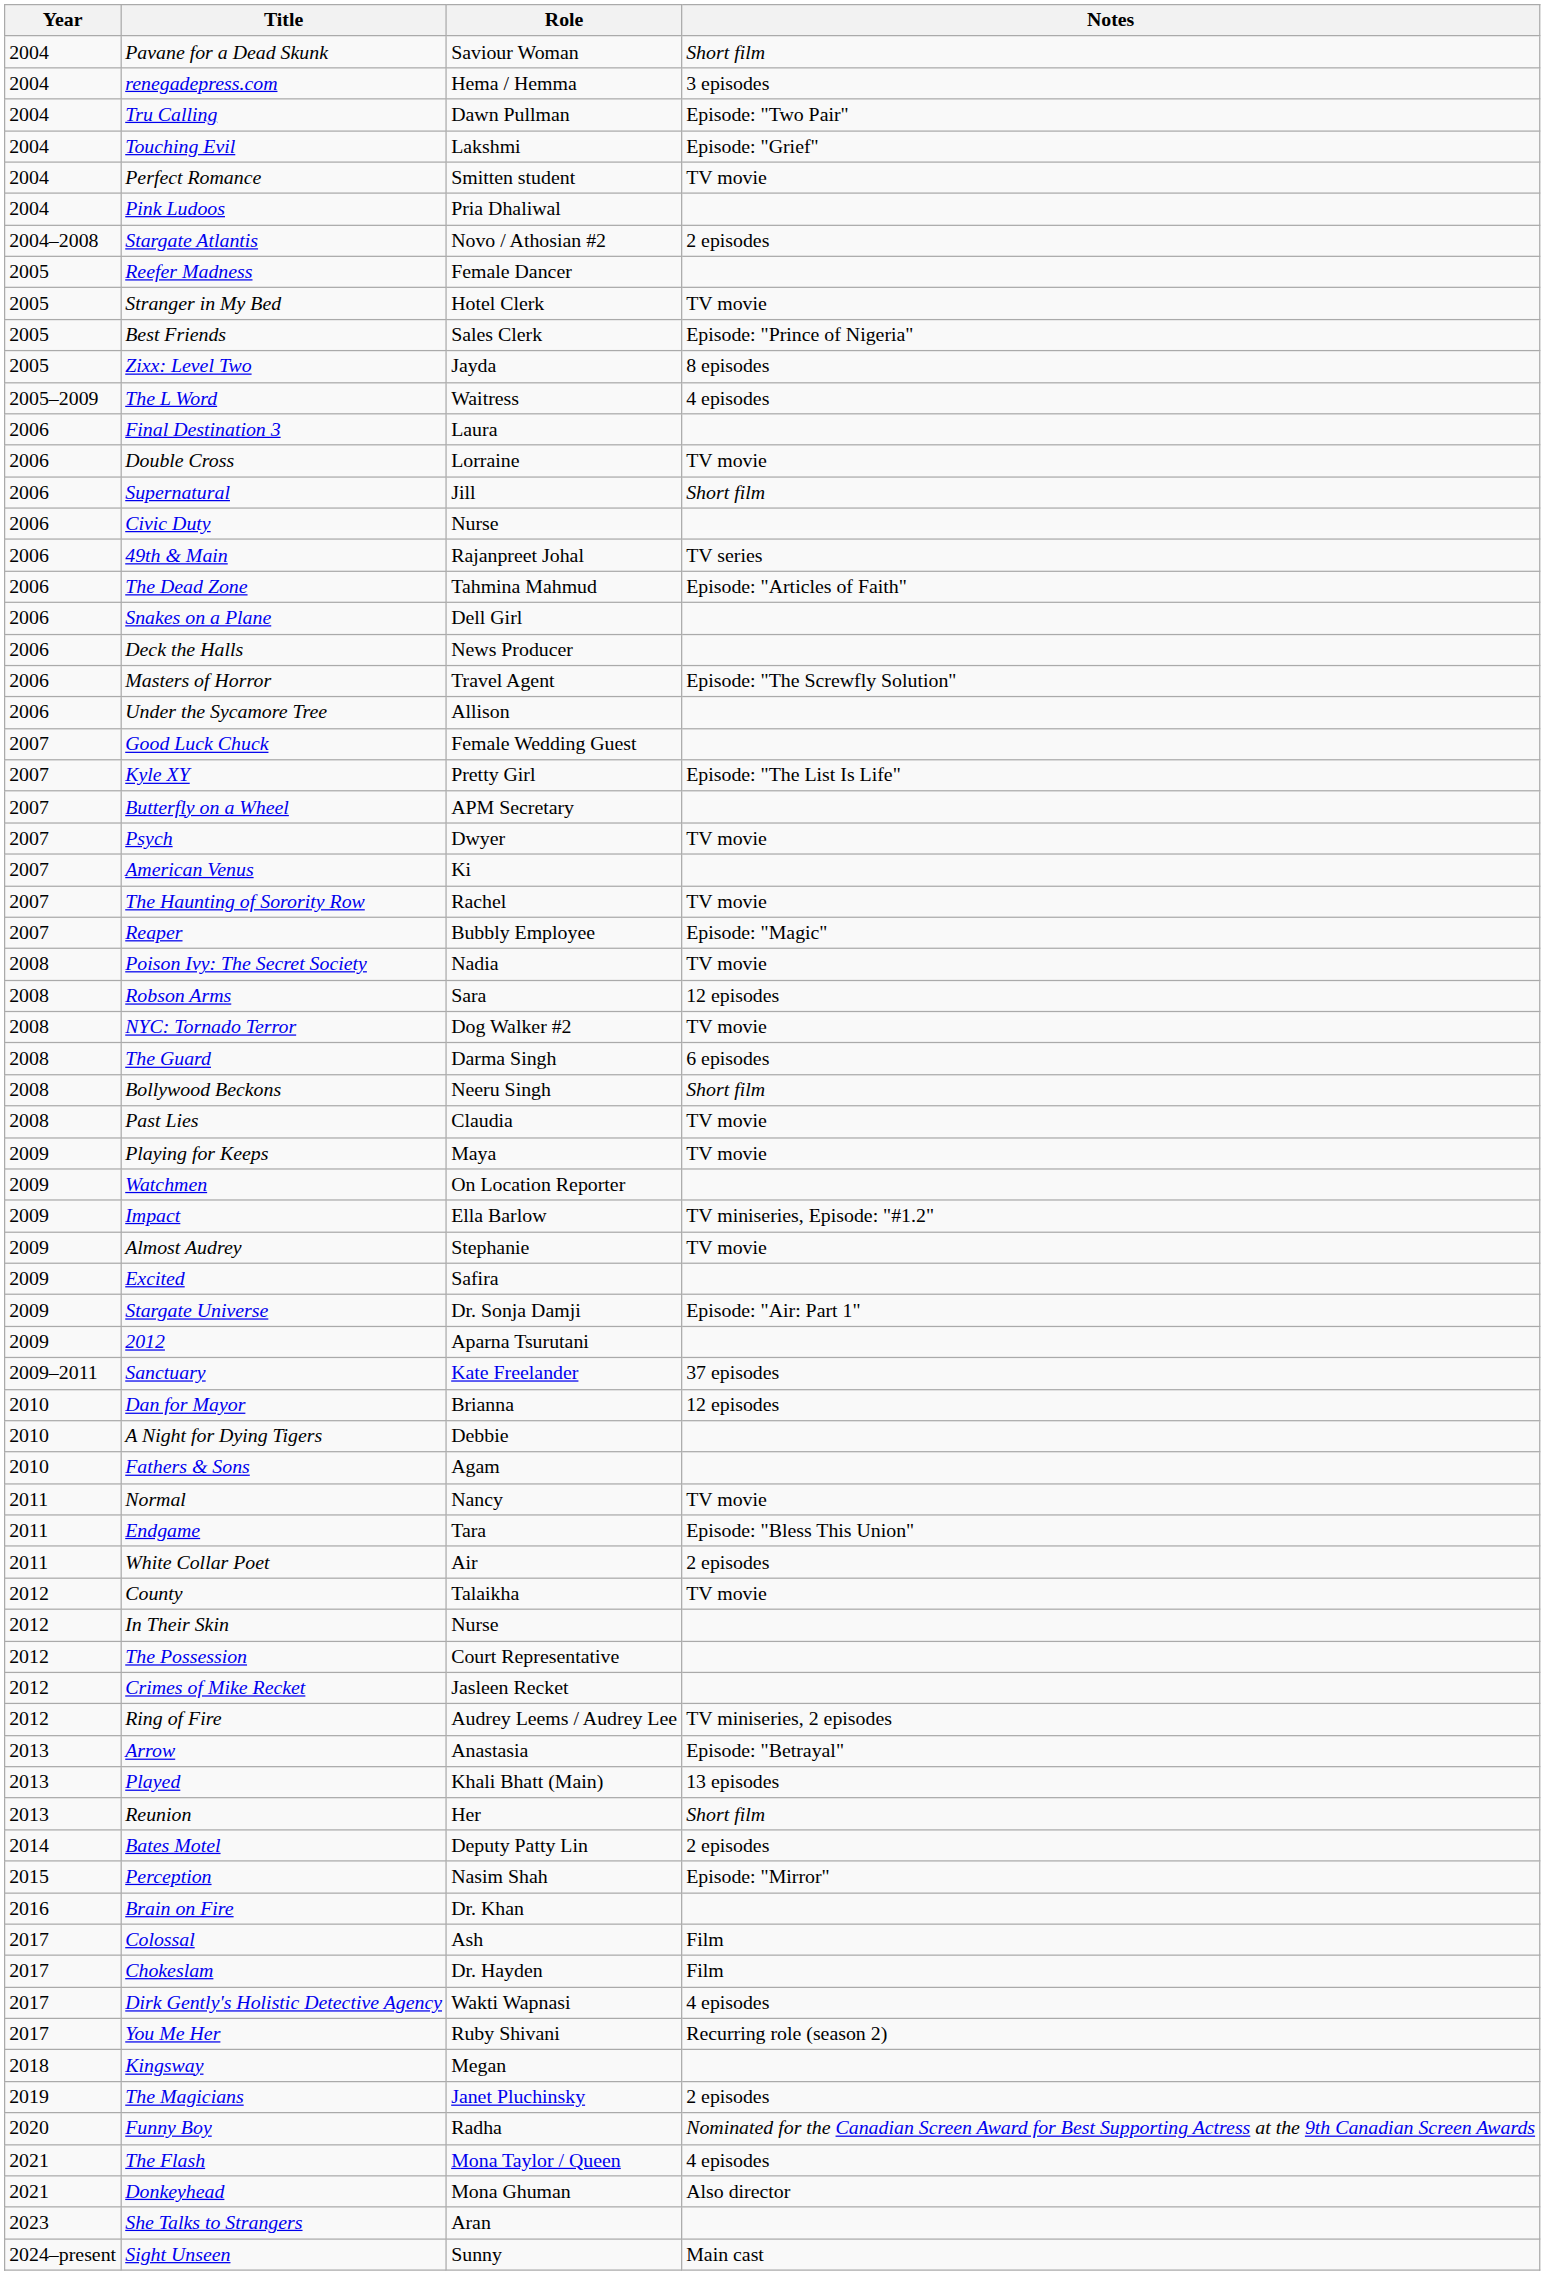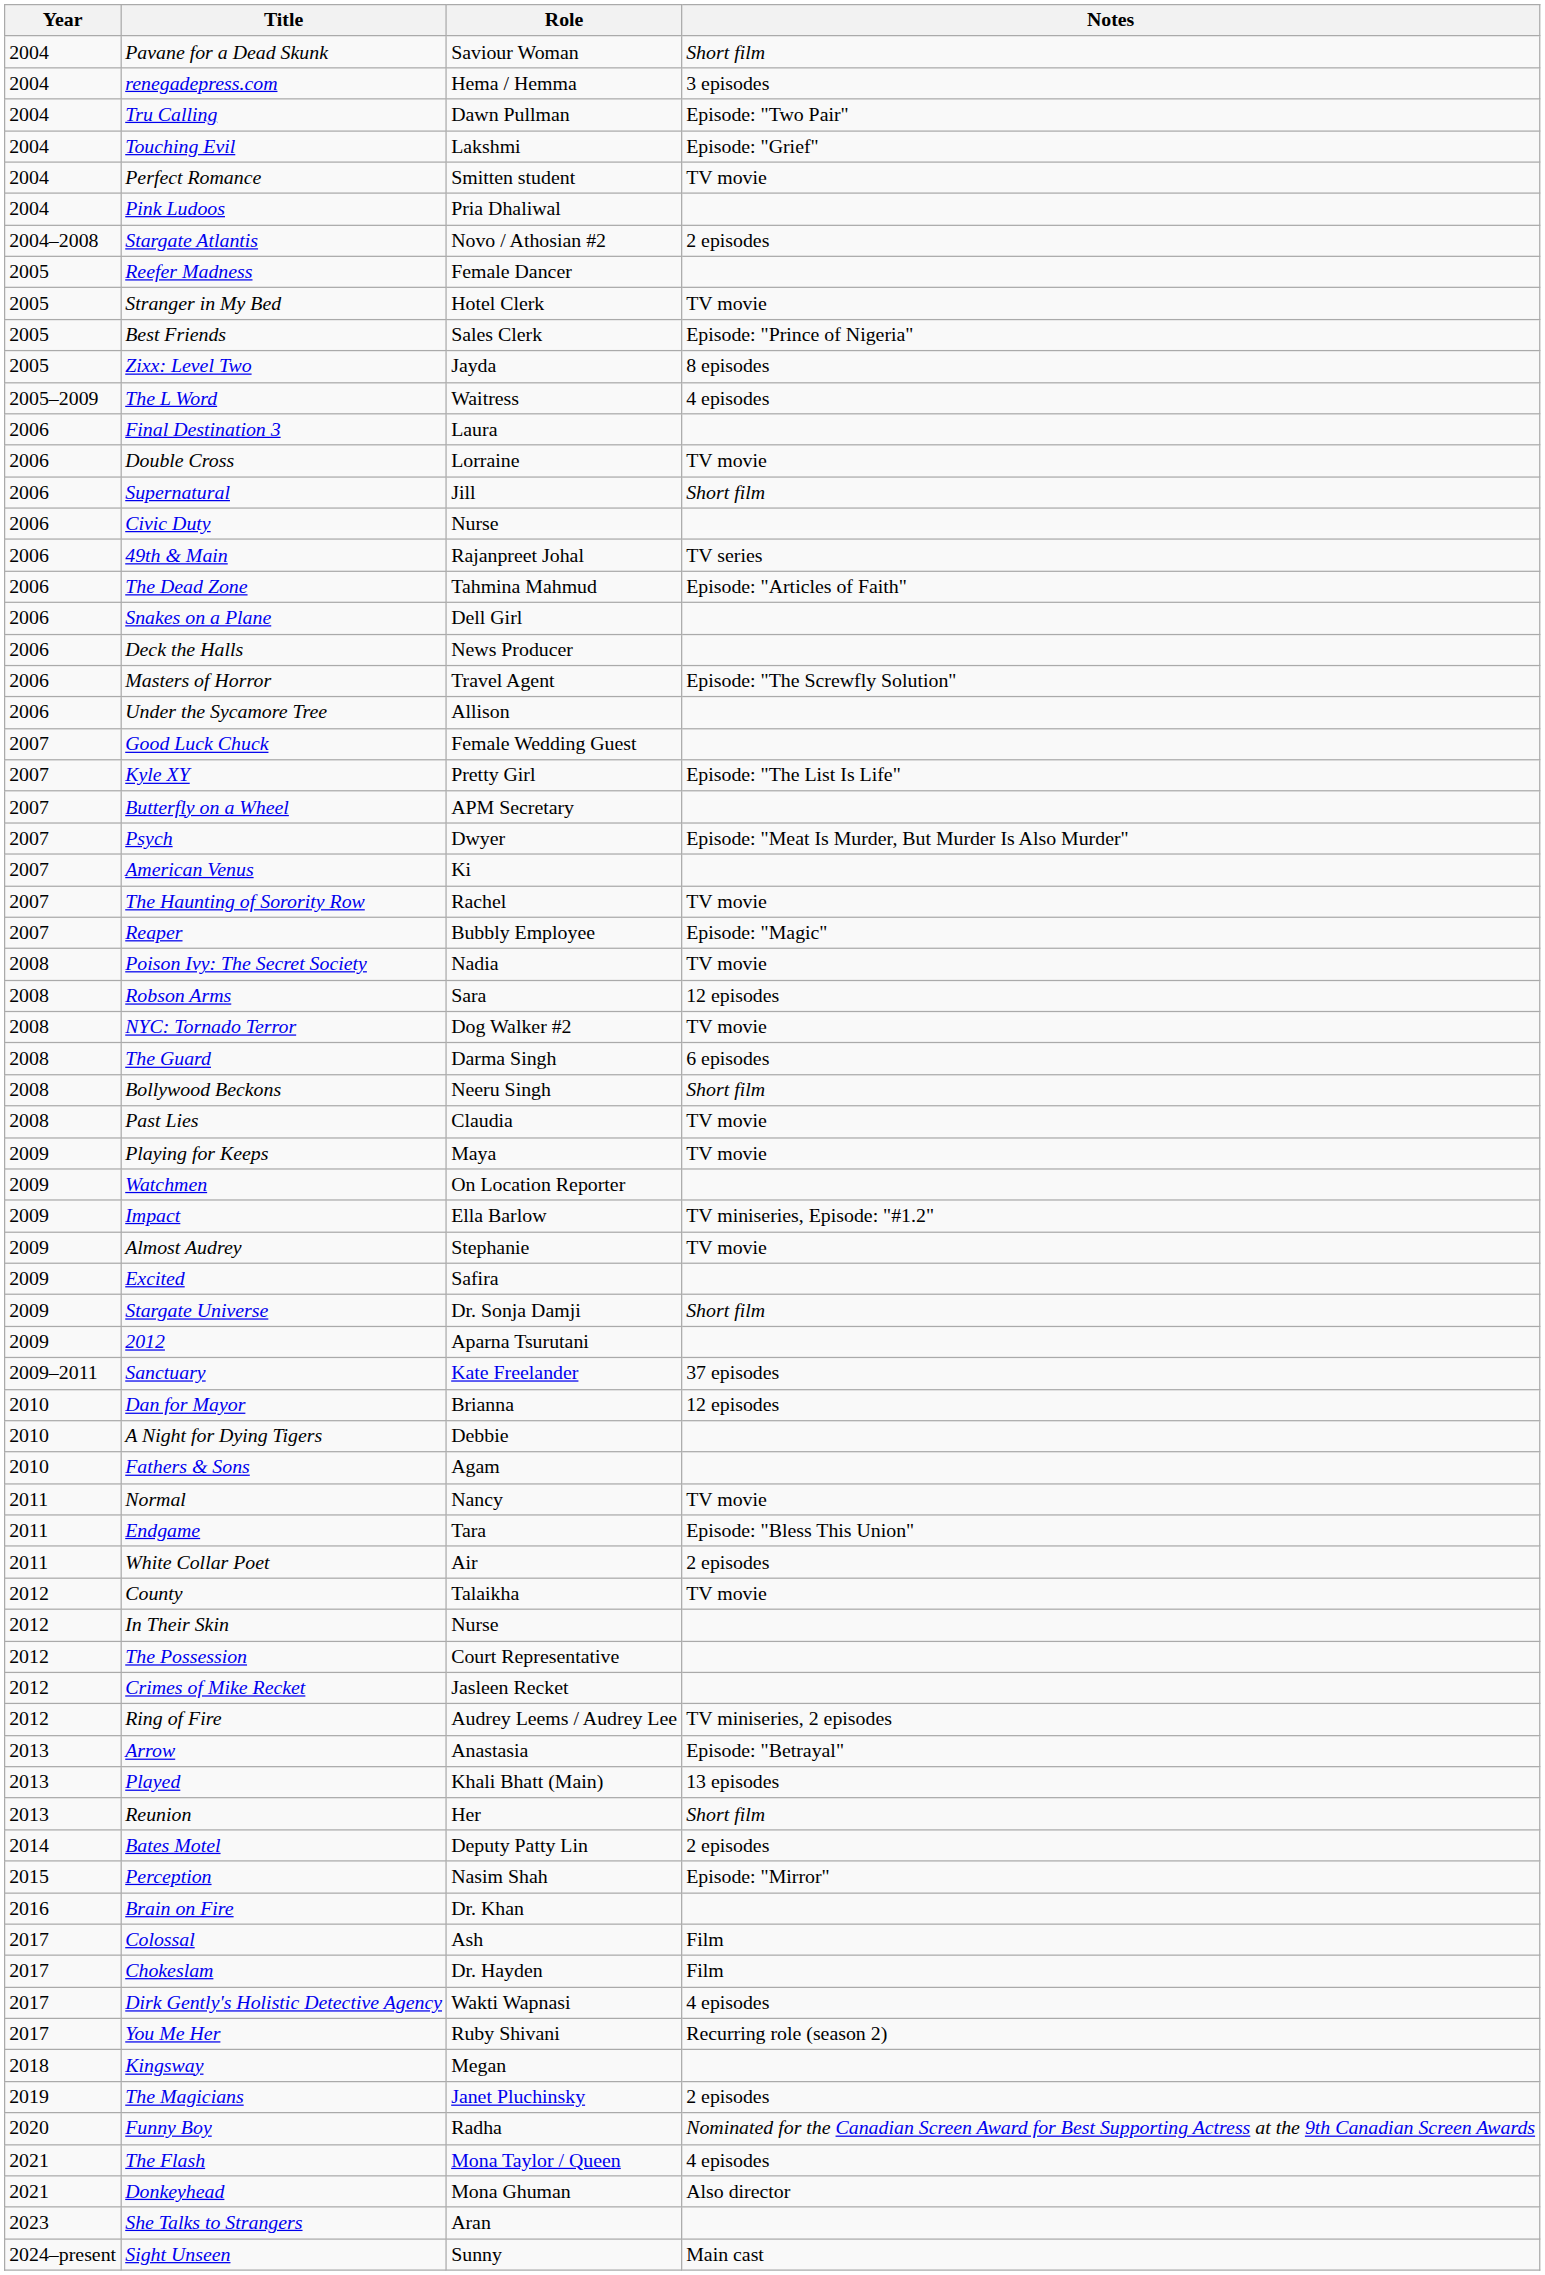(727, 838) TV movie -> (907, 838) Episode: "Meat Is Murder, But Murder Is Also Murder"
(773, 1310) Episode: "Air: Part 1" -> (726, 1310) Short film
